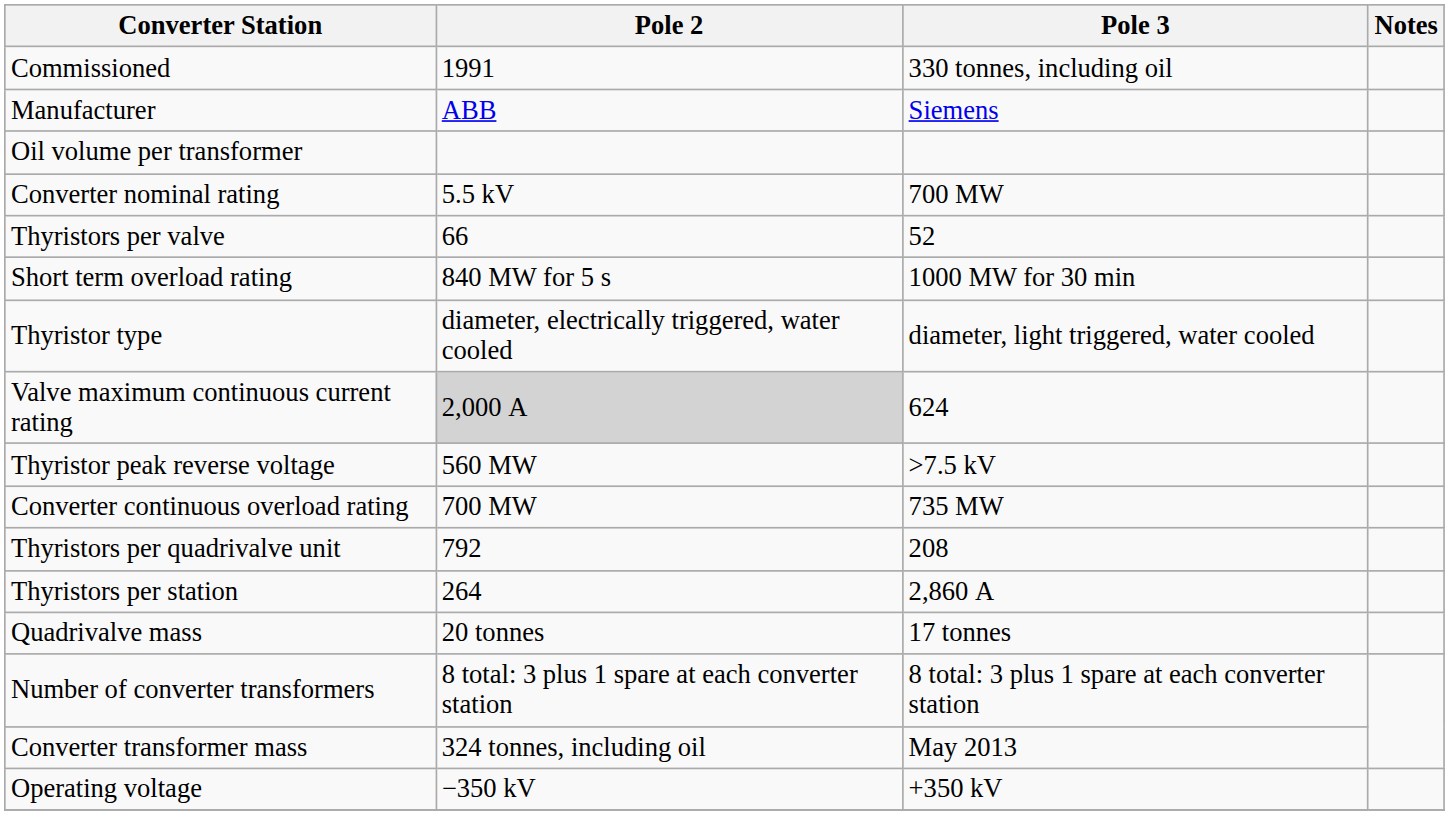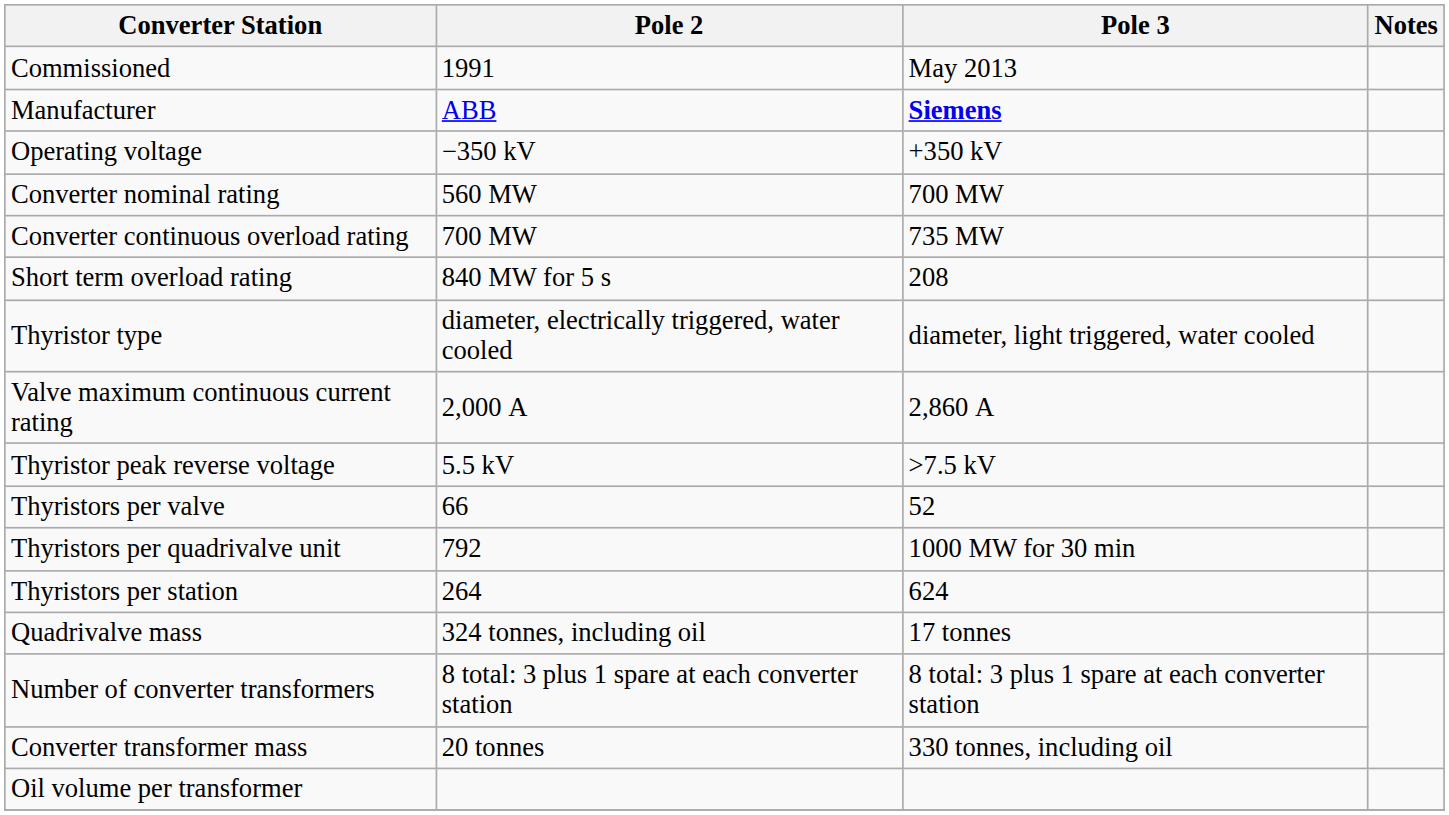(1041, 67) 330 tonnes, including oil -> (963, 67) May 2013
(954, 109) normal -> (955, 109) bold
rows swapped: (106, 789) <-> (157, 151)
(478, 194) 5.5 kV -> (489, 194) 560 MW
rows swapped: (210, 506) <-> (118, 236)
(1022, 278) 1000 MW for 30 min -> (929, 278) 208
(485, 407) lightgrey background -> (485, 407) no background
(929, 407) 624 -> (951, 407) 2,860 A
(489, 464) 560 MW -> (478, 464) 5.5 kV
(929, 548) 208 -> (1022, 548) 1000 MW for 30 min
(951, 590) 2,860 A -> (929, 590) 624
(493, 632) 20 tonnes -> (574, 632) 324 tonnes, including oil
(574, 747) 324 tonnes, including oil -> (493, 747) 20 tonnes
(963, 747) May 2013 -> (1041, 747) 330 tonnes, including oil
